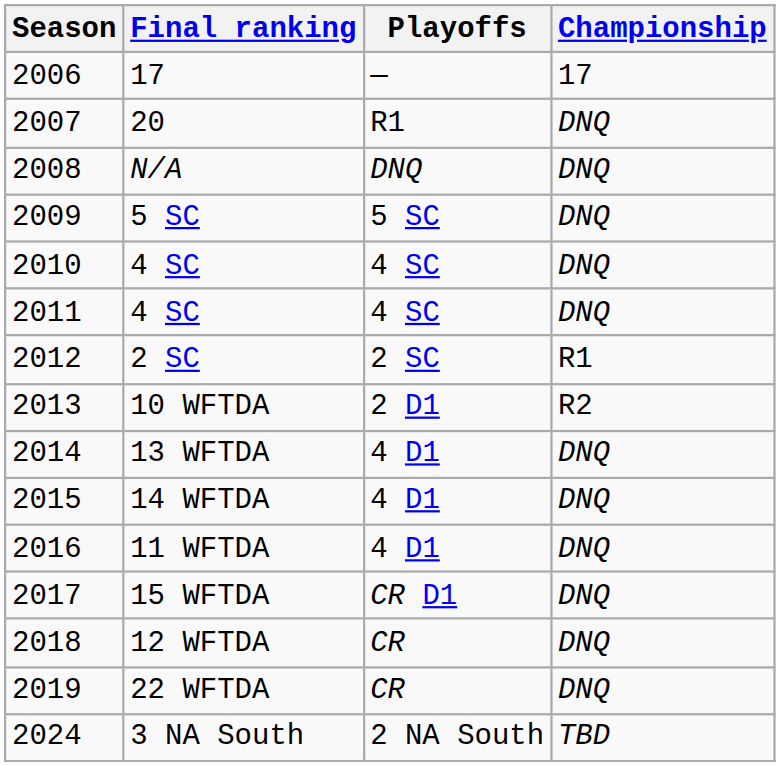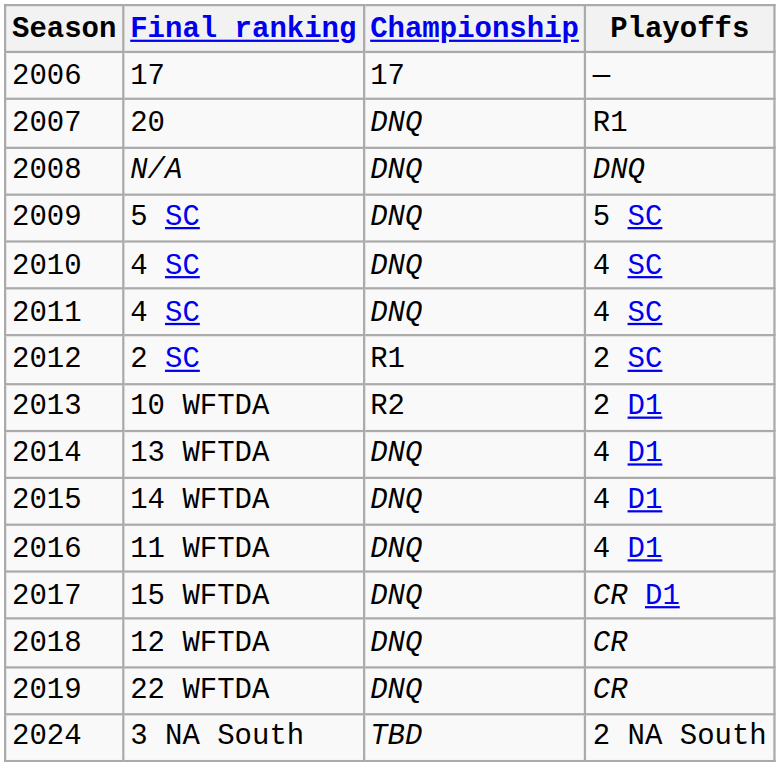columns swapped: (457, 29) <-> (662, 29)
